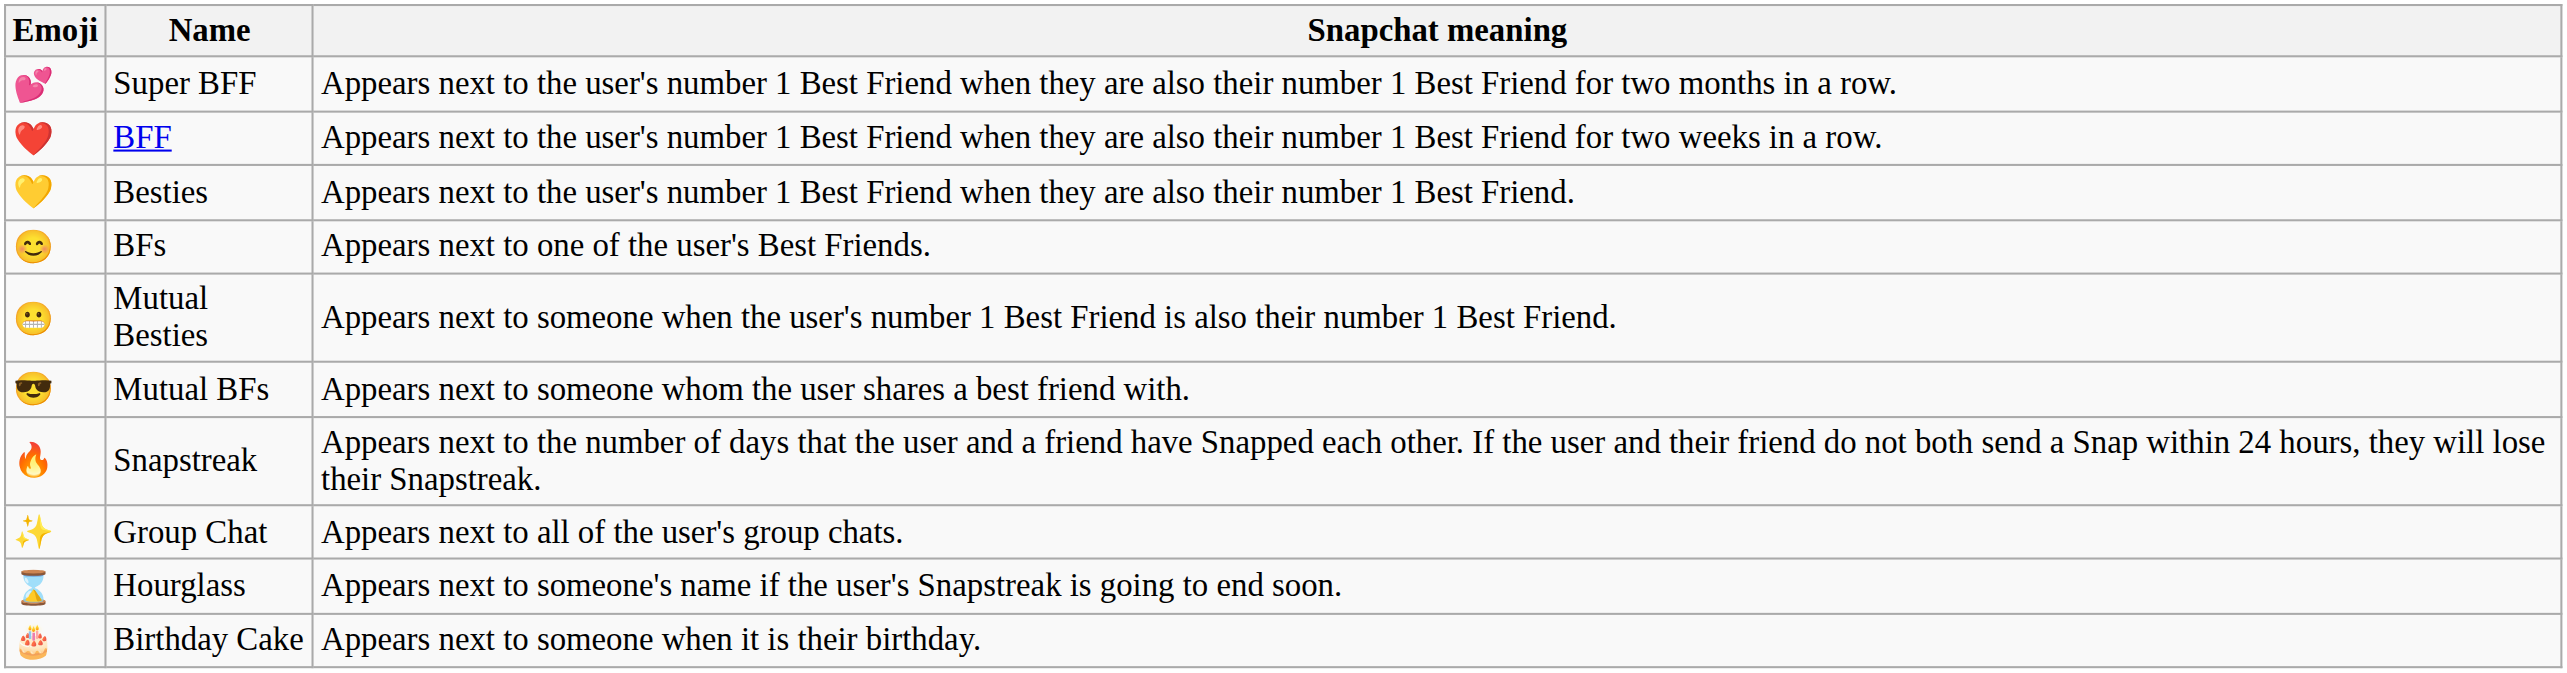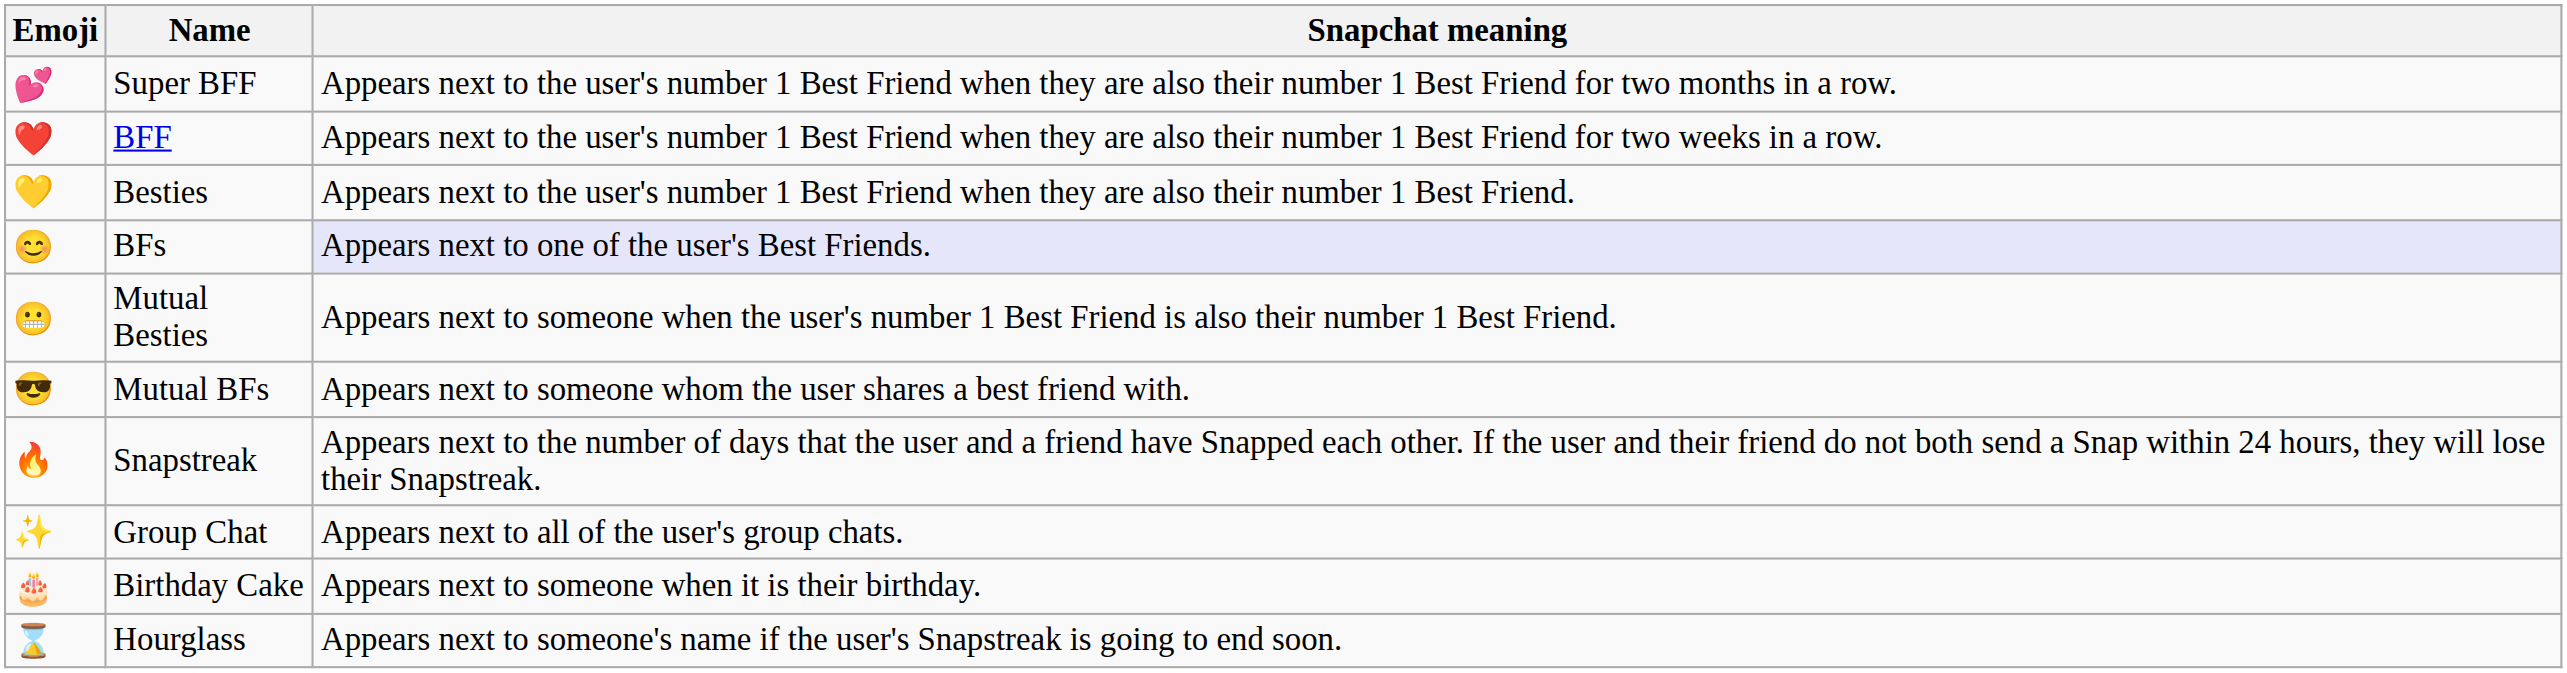(626, 245) no background -> (626, 245) lavender background
rows swapped: (180, 585) <-> (209, 639)
